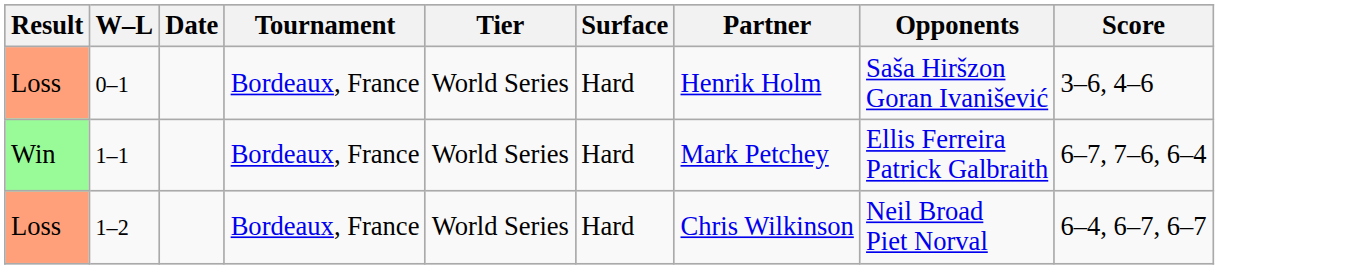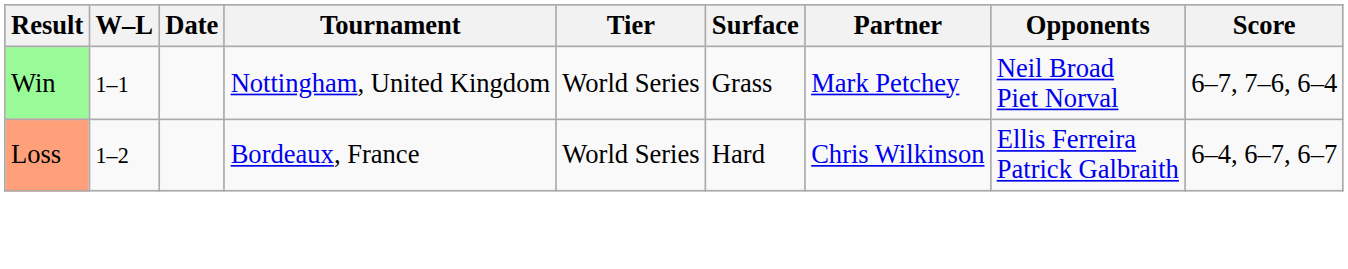- row: (112, 84)
(325, 154) Bordeaux, France -> (390, 82) Nottingham, United Kingdom
(608, 154) Hard -> (742, 82) Grass
(957, 154) Ellis Ferreira Patrick Galbraith -> (1058, 82) Neil Broad Piet Norval
(927, 226) Neil Broad Piet Norval -> (1088, 154) Ellis Ferreira Patrick Galbraith
